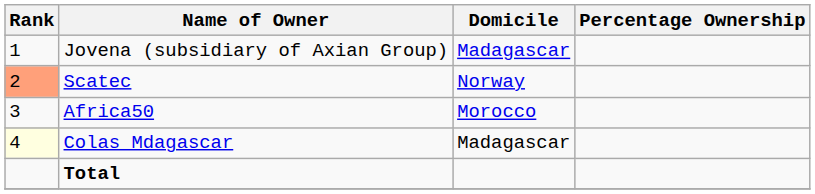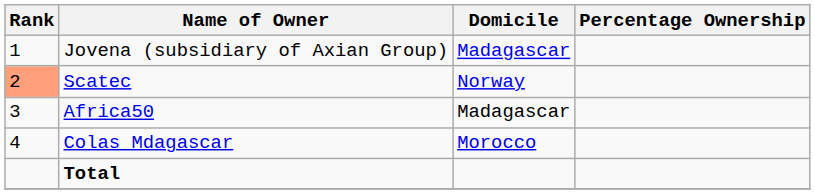(497, 112) Morocco -> (514, 112) Madagascar
(15, 143) lightyellow background -> (15, 143) no background
(514, 143) Madagascar -> (497, 143) Morocco
